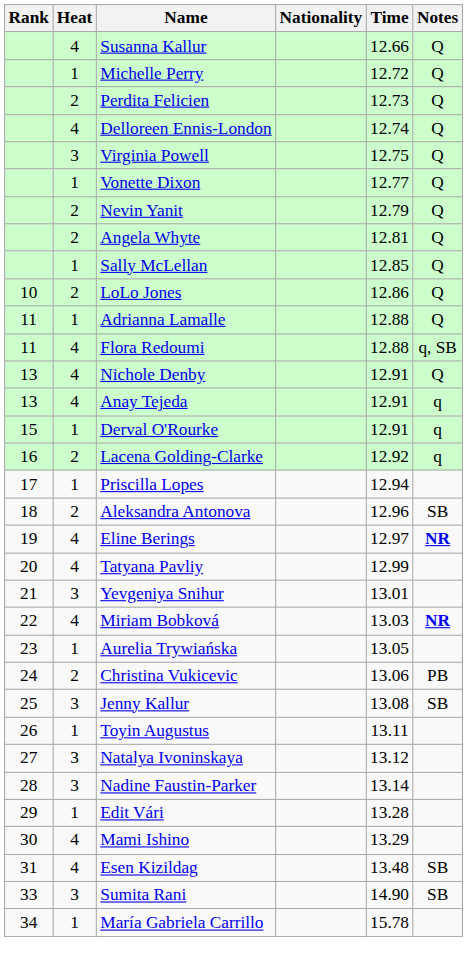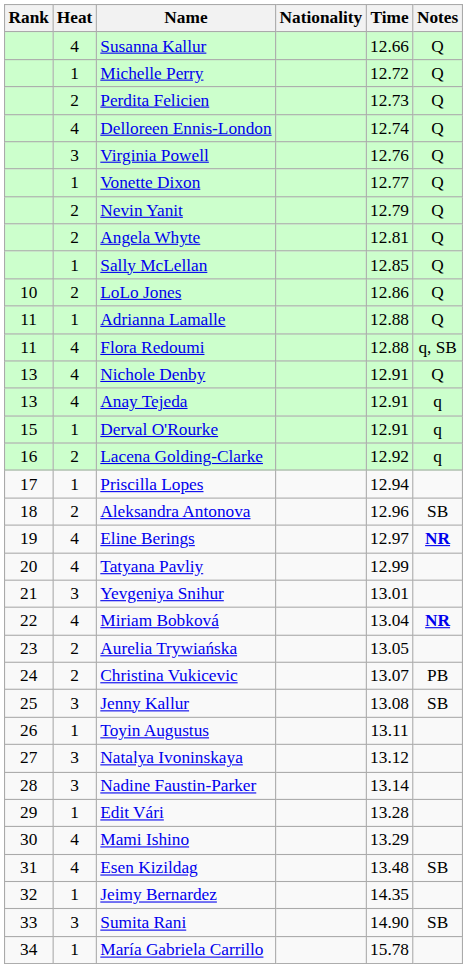(390, 155) 12.75 -> (390, 155) 12.76
(390, 621) 13.03 -> (390, 621) 13.04
(75, 648) 1 -> (75, 648) 2
(390, 675) 13.06 -> (390, 675) 13.07
+ row: (159, 895)
